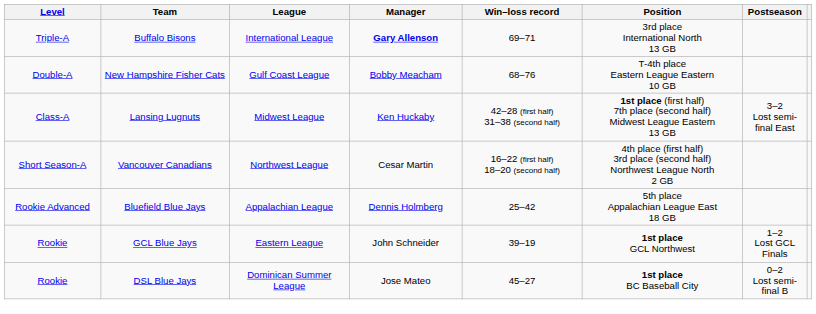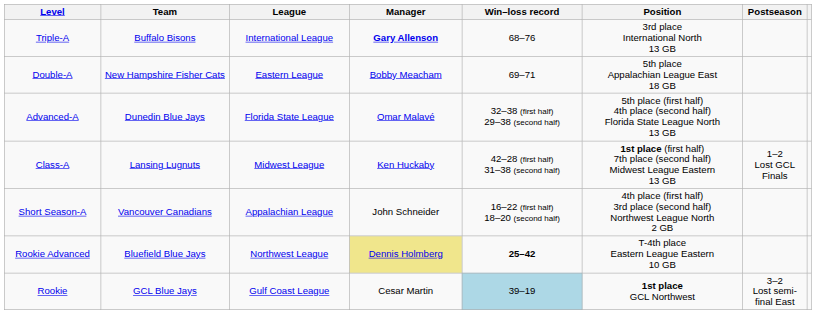(522, 38) 69–71 -> (522, 38) 68–76
(289, 74) Gulf Coast League -> (289, 74) Eastern League
(522, 74) 68–76 -> (522, 74) 69–71
(662, 74) T-4th place Eastern League Eastern 10 GB -> (662, 74) 5th place Appalachian League East 18 GB
+ row: (165, 117)
(775, 117) 3–2 Lost semi-final East -> (775, 164) 1–2 Lost GCL Finals
(289, 164) Northwest League -> (289, 212) Appalachian League
(406, 164) Cesar Martin -> (406, 212) John Schneider
(289, 207) Appalachian League -> (289, 254) Northwest League
(406, 207) no background -> (406, 254) khaki background
(522, 207) normal -> (522, 254) bold
(662, 207) 5th place Appalachian League East 18 GB -> (662, 254) T-4th place Eastern League Eastern 10 GB
(289, 243) Eastern League -> (289, 291) Gulf Coast League
(406, 243) John Schneider -> (406, 291) Cesar Martin
(522, 243) no background -> (522, 291) lightblue background
(775, 243) 1–2 Lost GCL Finals -> (775, 291) 3–2 Lost semi-final East
- row: (165, 280)
